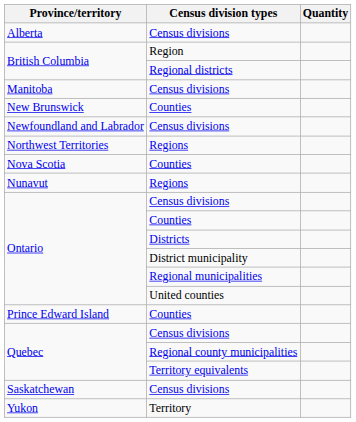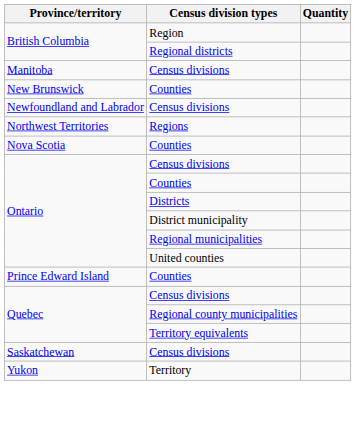- row: (25, 32)
- row: (27, 182)
